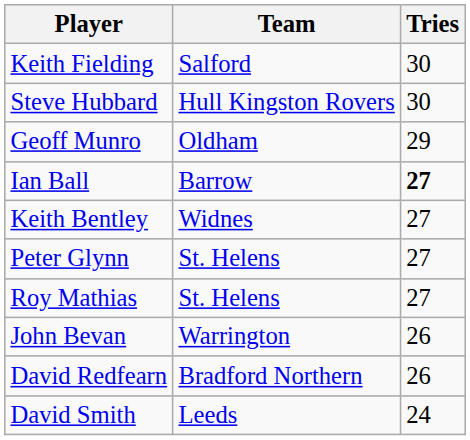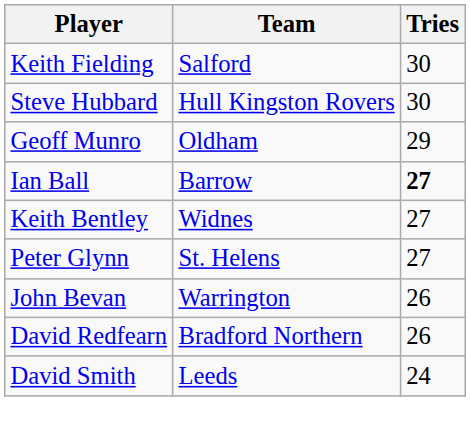- row: (74, 297)
